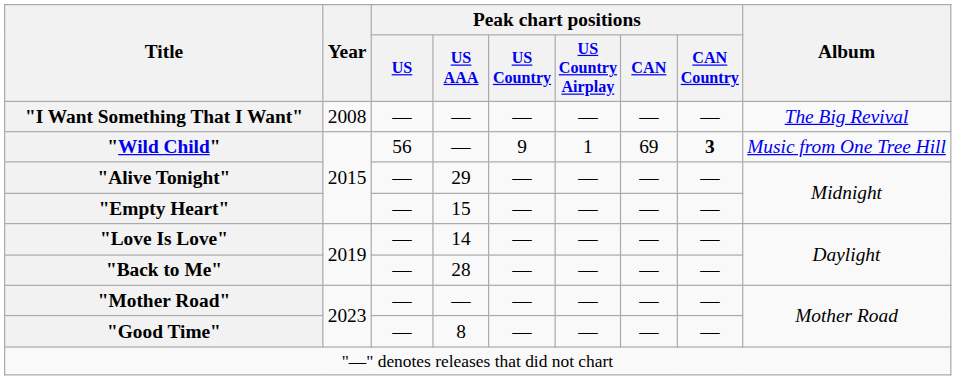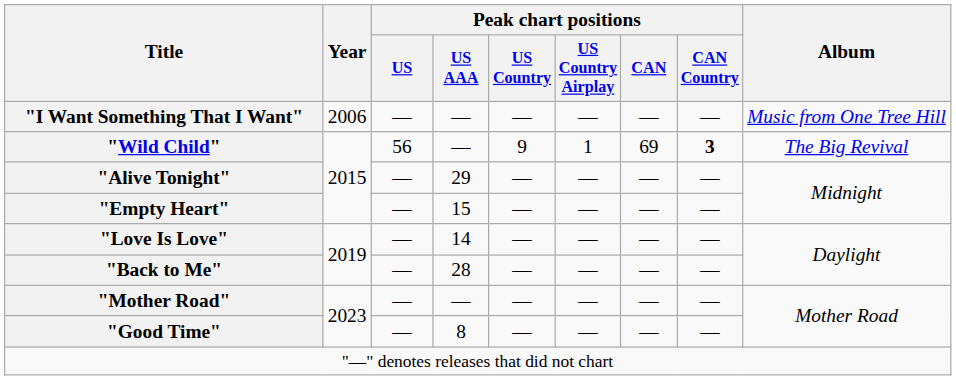(347, 116) 2008 -> (347, 116) 2006
(847, 116) The Big Revival -> (847, 116) Music from One Tree Hill
(847, 146) Music from One Tree Hill -> (847, 146) The Big Revival
